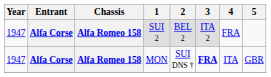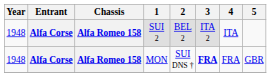(16, 32) 1947 -> (16, 32) 1948
(231, 32) FRA -> (231, 32) ITA
(16, 59) 1947 -> (16, 59) 1948
(231, 59) ITA -> (231, 59) FRA
